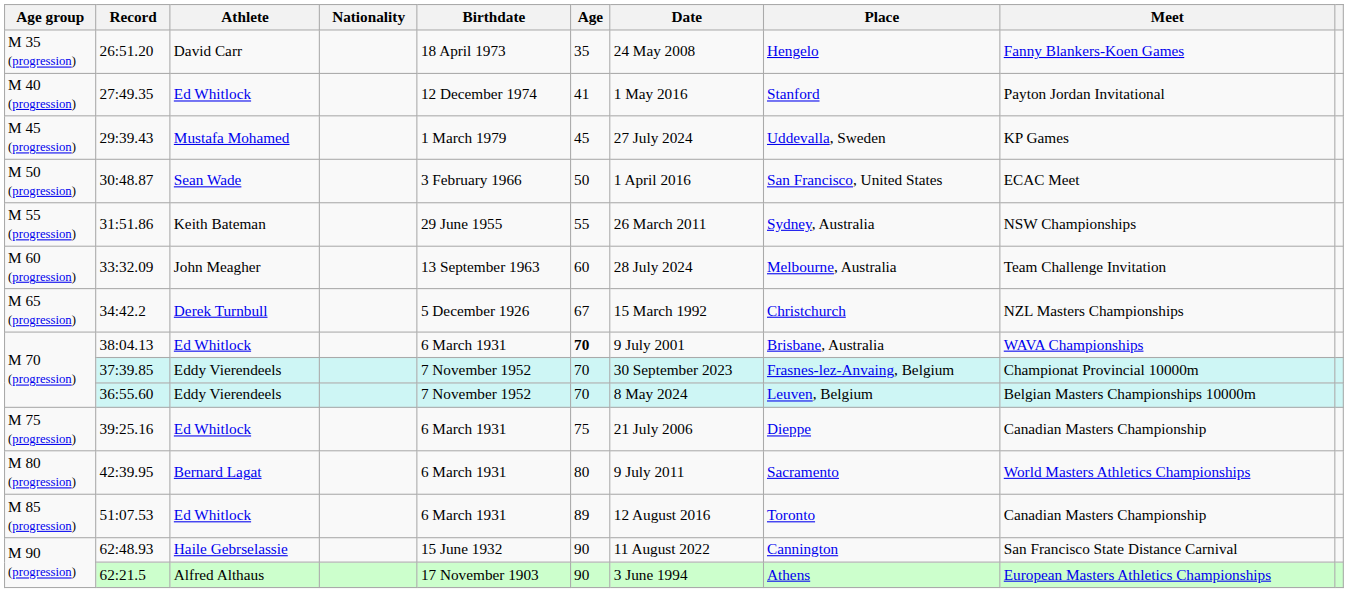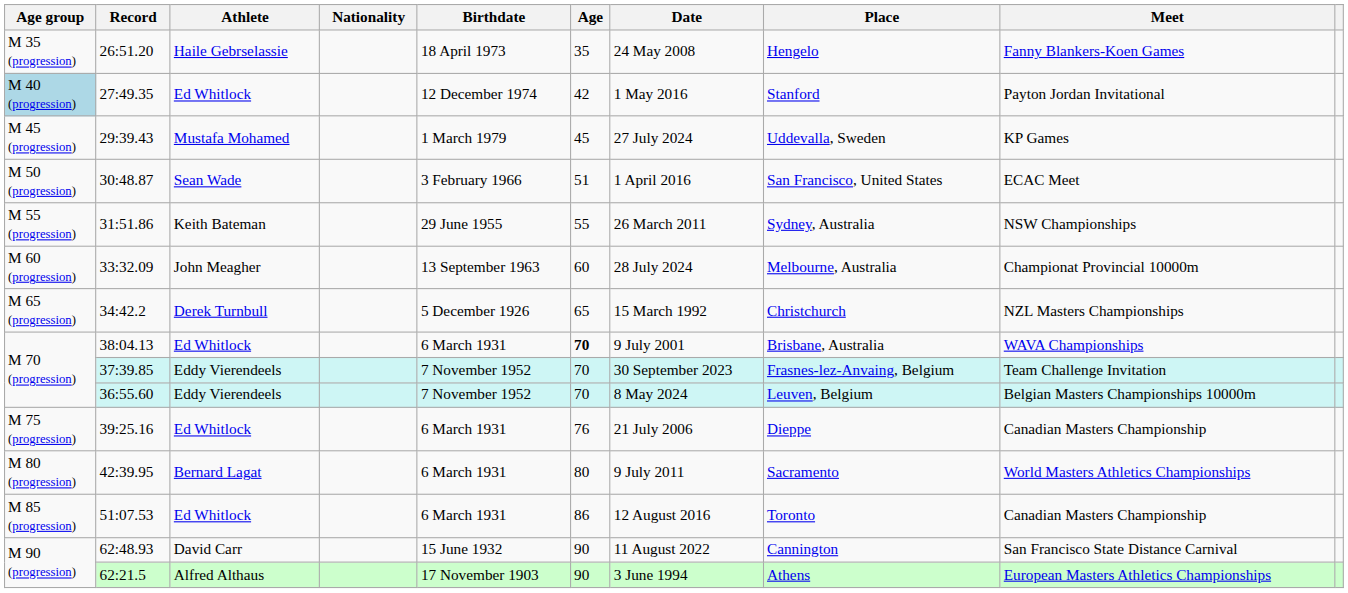(208, 51) David Carr -> (231, 51) Haile Gebrselassie
(42, 94) no background -> (42, 94) lightblue background
(582, 94) 41 -> (582, 94) 42
(582, 181) 50 -> (582, 181) 51
(1085, 267) Team Challenge Invitation -> (1101, 267) Championat Provincial 10000m
(582, 310) 67 -> (582, 310) 65
(1101, 370) Championat Provincial 10000m -> (1085, 370) Team Challenge Invitation
(582, 429) 75 -> (582, 429) 76
(582, 515) 89 -> (582, 515) 86
(231, 550) Haile Gebrselassie -> (208, 550) David Carr
